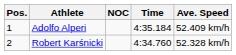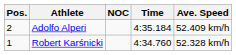(9, 28) 1 -> (9, 28) 2
(9, 43) 2 -> (9, 43) 1
